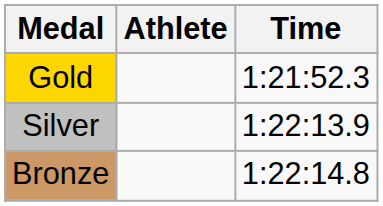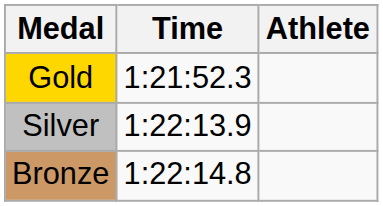columns swapped: (176, 28) <-> (306, 28)
